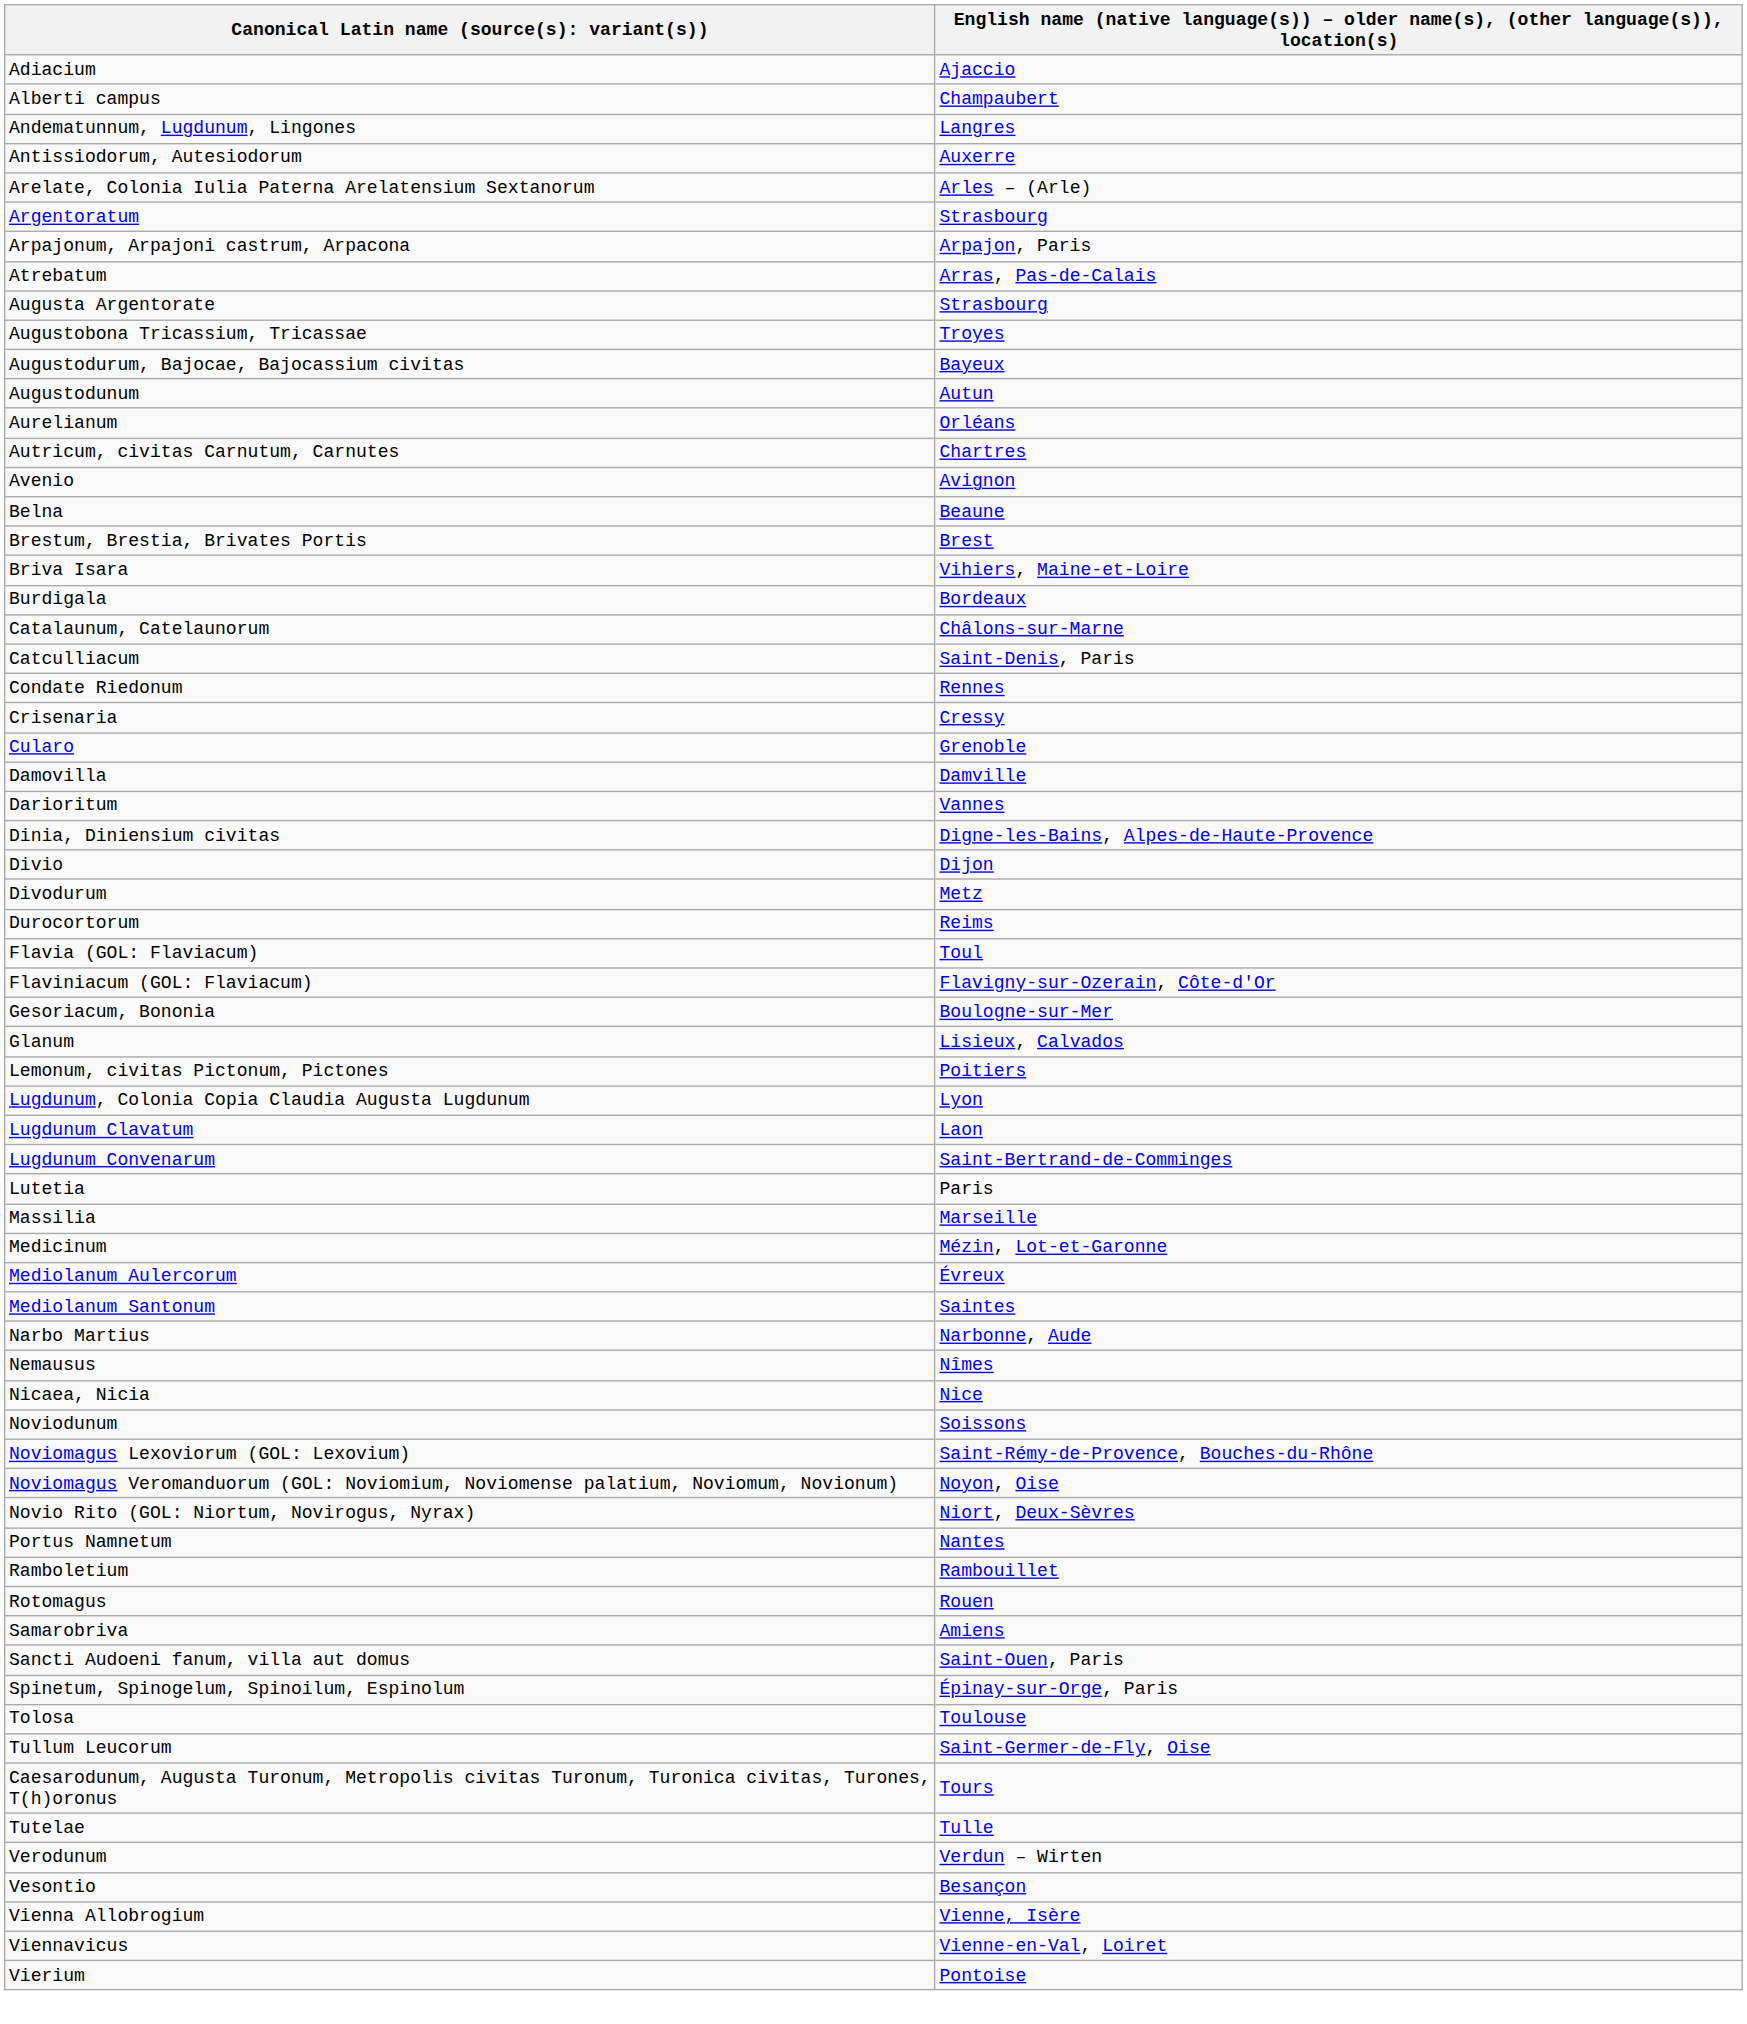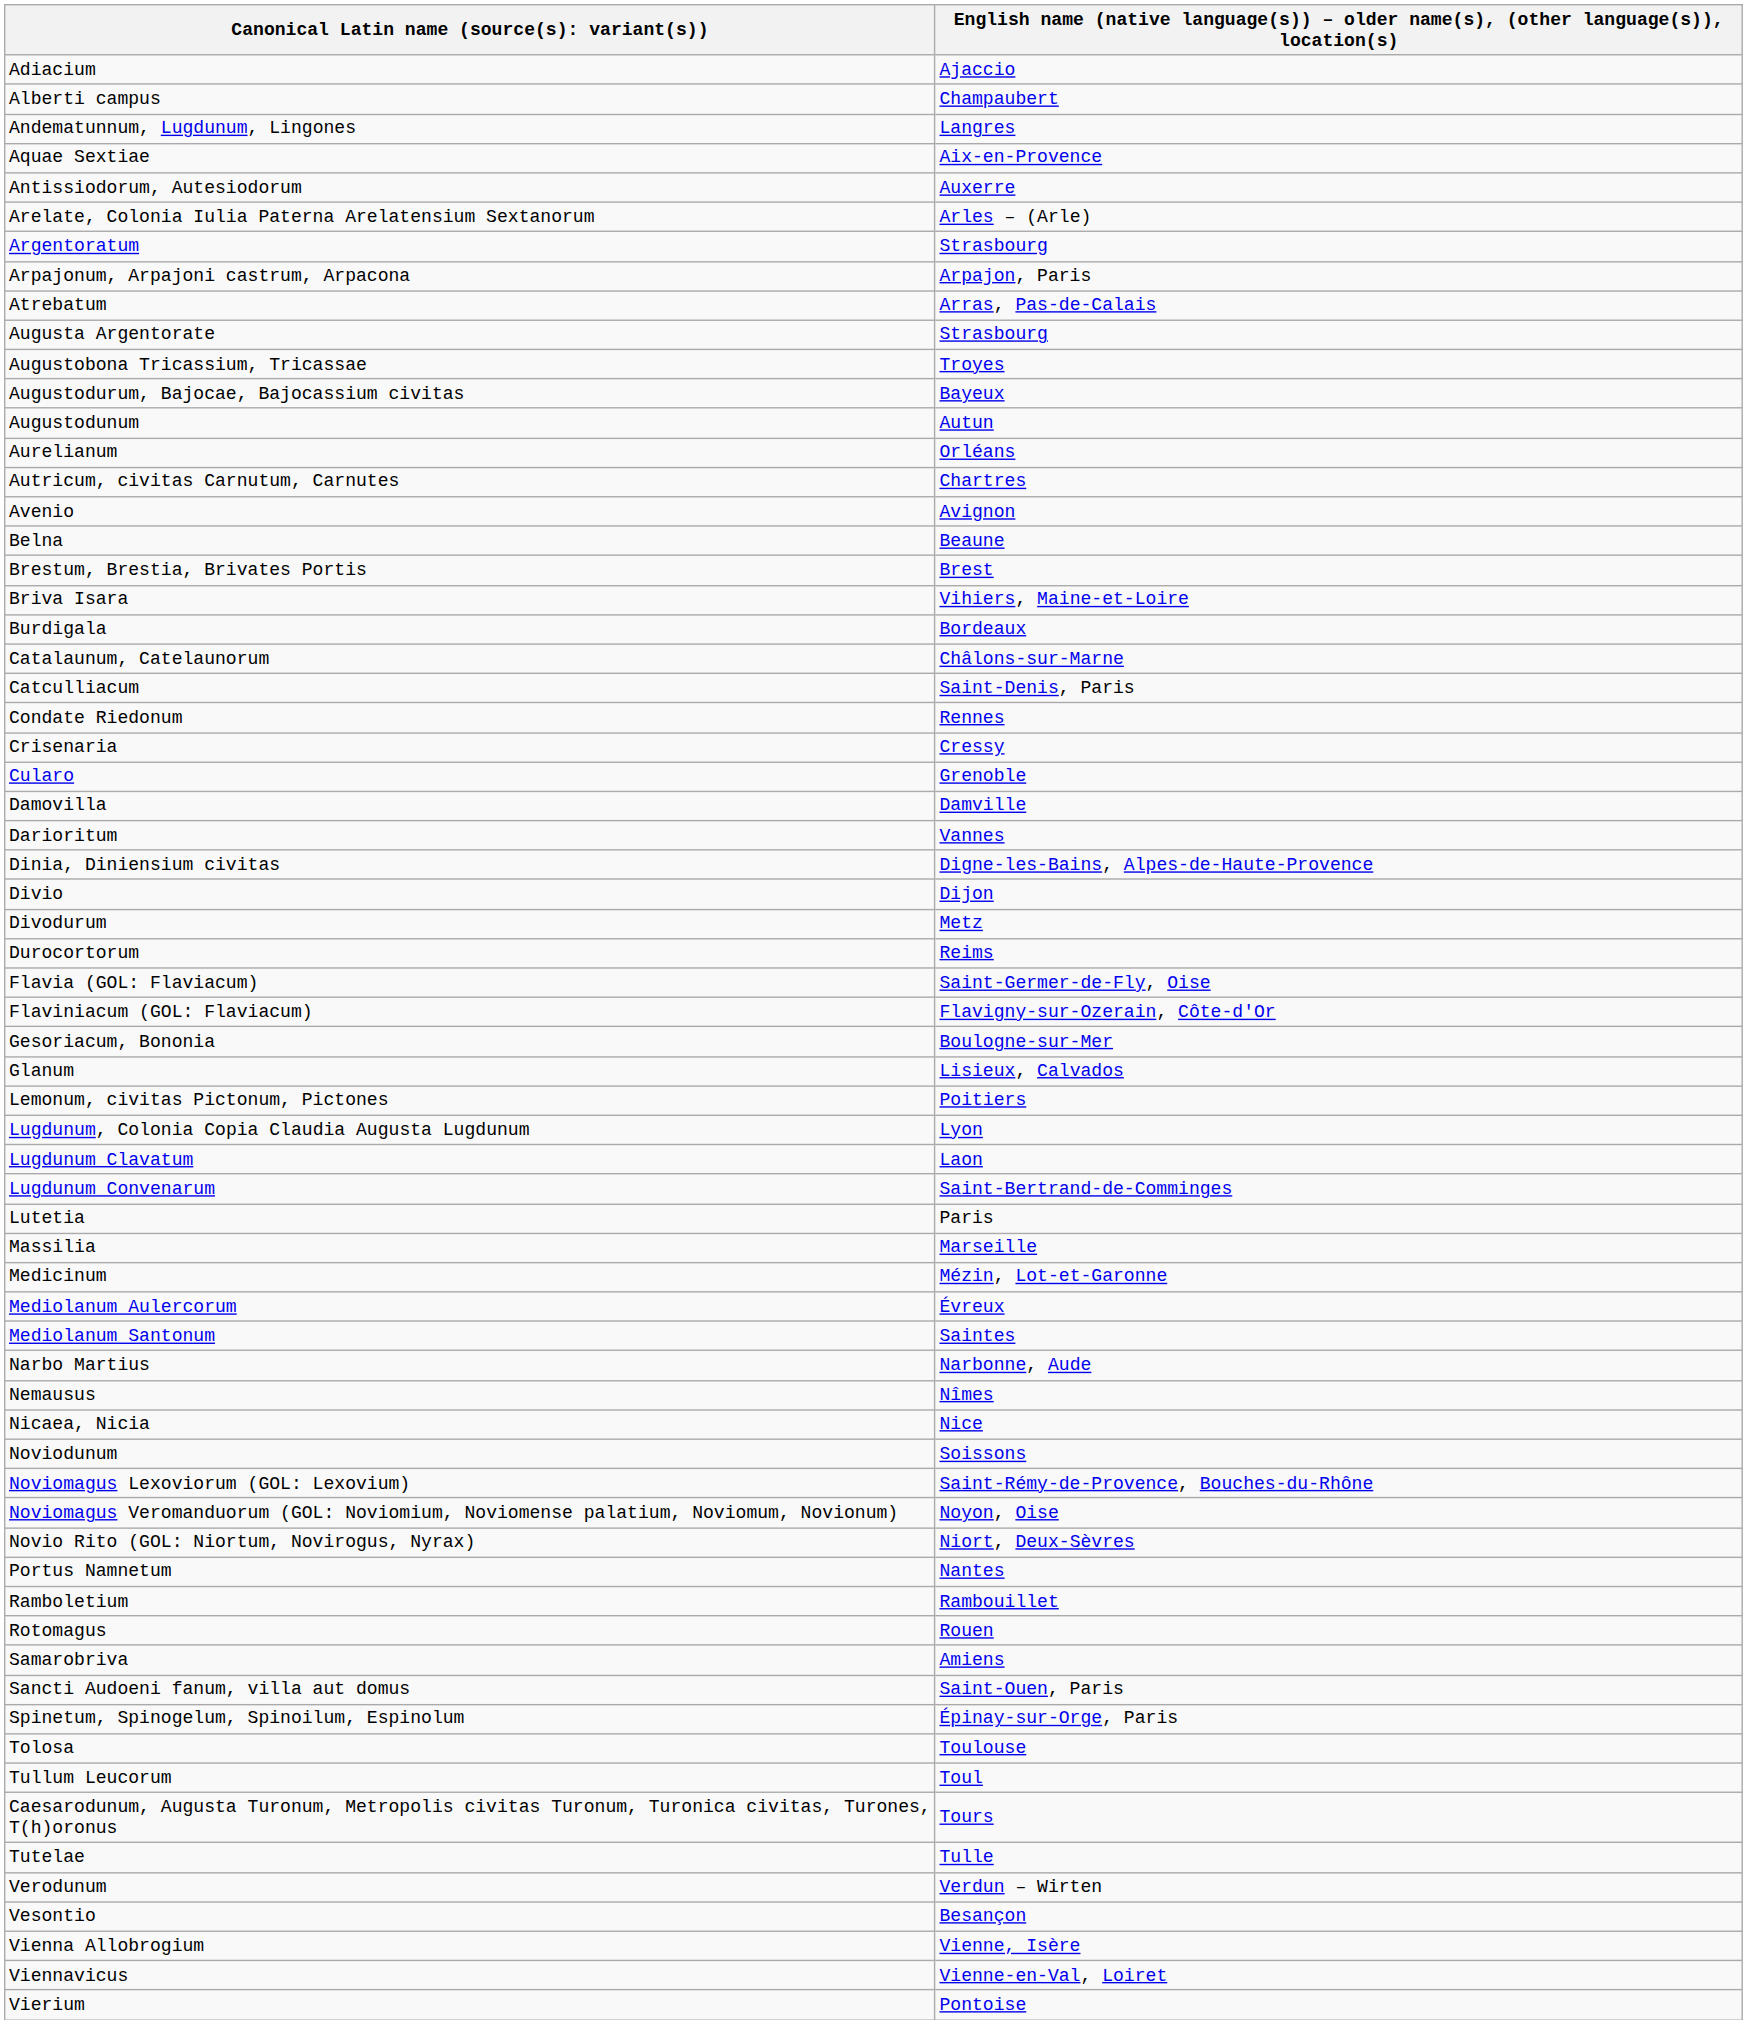+ row: (79, 158)
(961, 953) Toul -> (1075, 983) Saint-Germer-de-Fly, Oise
(1075, 1748) Saint-Germer-de-Fly, Oise -> (961, 1778) Toul
